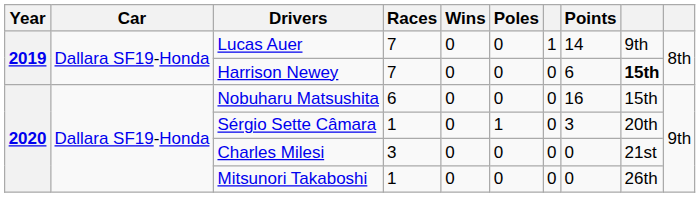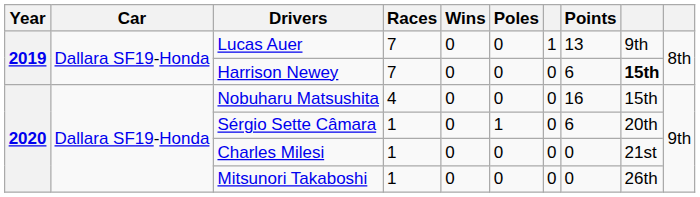(574, 44) 14 -> (574, 44) 13
(392, 98) 6 -> (392, 98) 4
(569, 125) 3 -> (569, 125) 6
(392, 152) 3 -> (392, 152) 1
